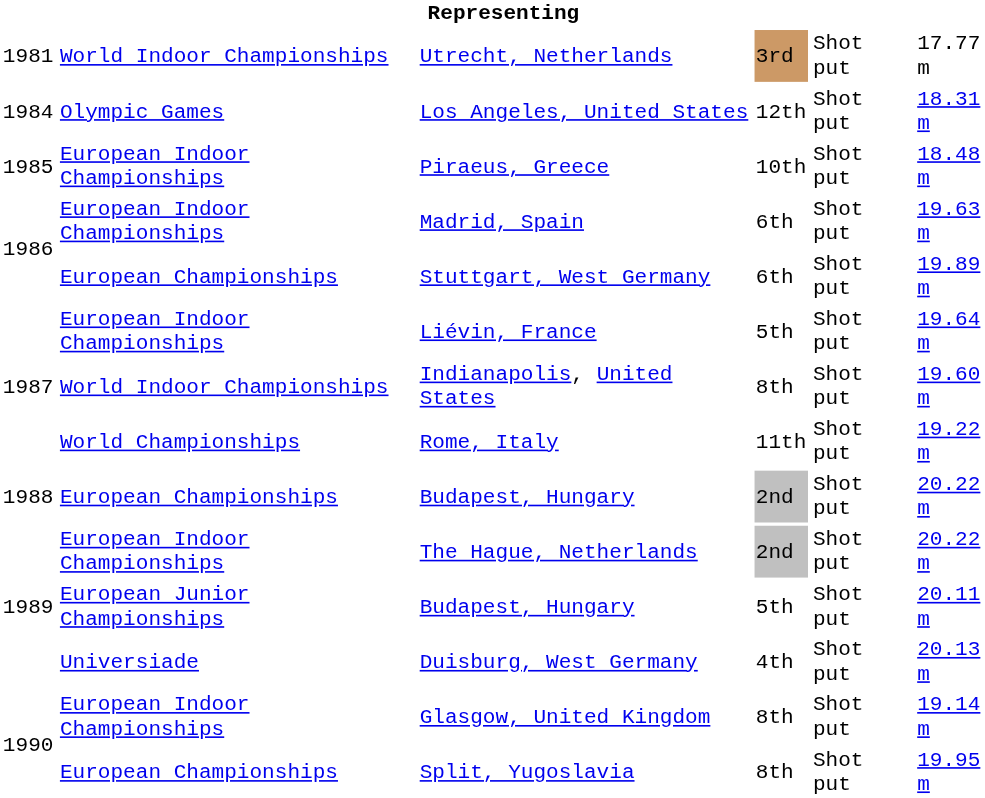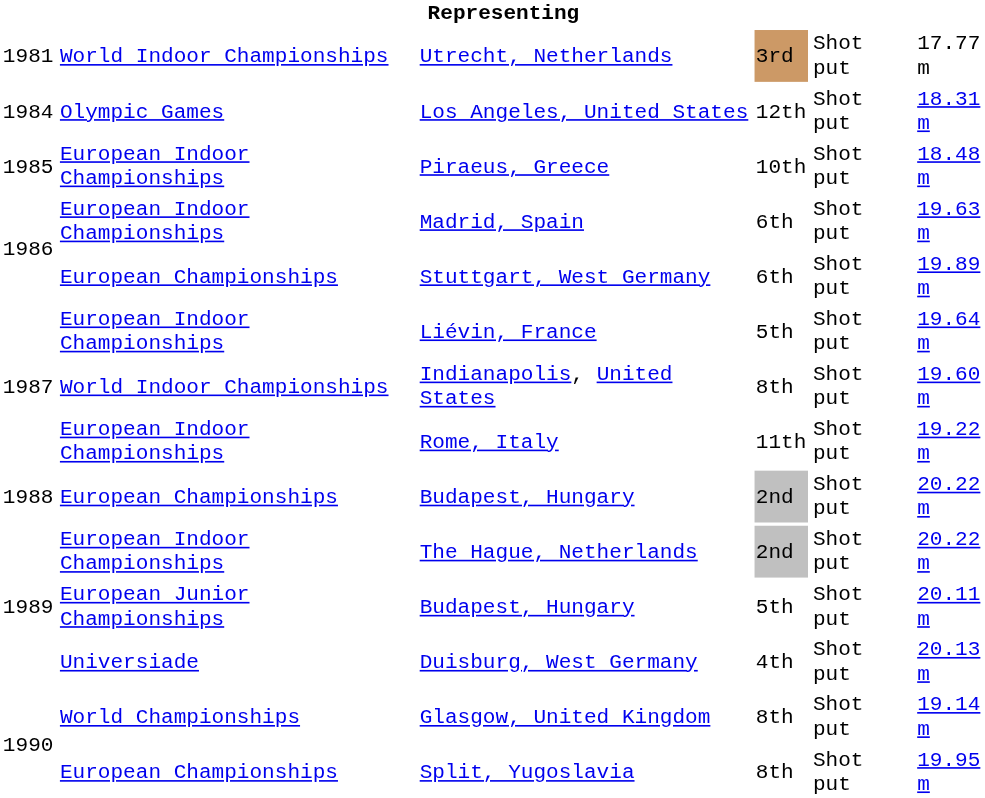(180, 441) World Championships -> (155, 441) European Indoor Championships
(155, 717) European Indoor Championships -> (180, 717) World Championships
